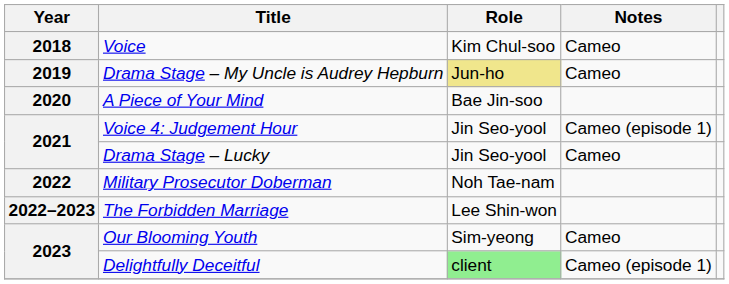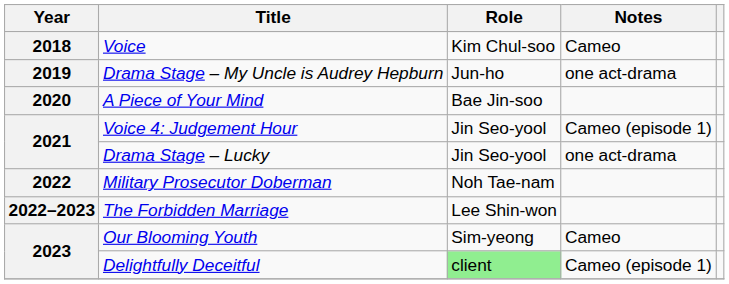(478, 73) khaki background -> (478, 73) no background
(593, 73) Cameo -> (621, 73) one act-drama
(593, 155) Cameo -> (621, 155) one act-drama
